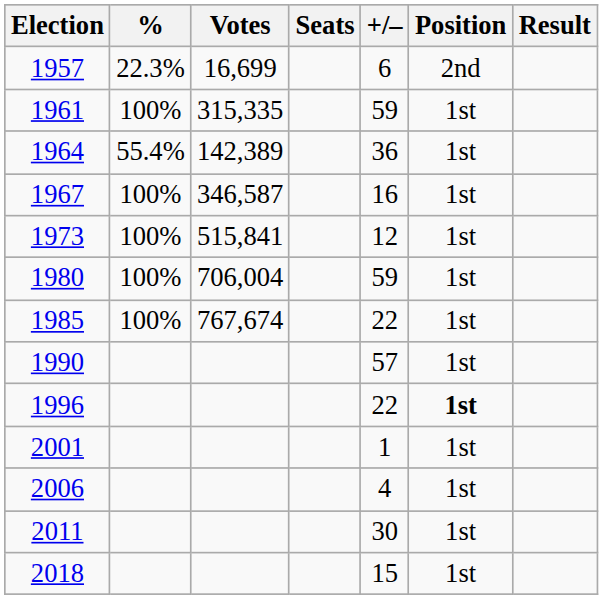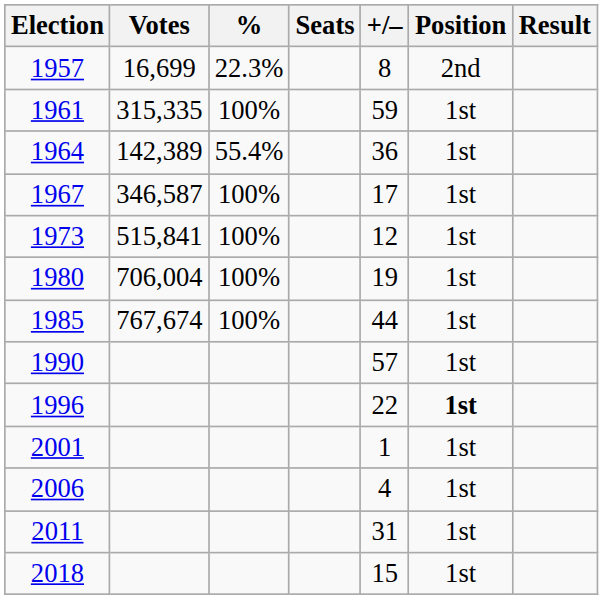columns swapped: (240, 25) <-> (150, 25)
(385, 67) 6 -> (385, 67) 8
(385, 194) 16 -> (385, 194) 17
(385, 278) 59 -> (385, 278) 19
(385, 320) 22 -> (385, 320) 44
(385, 531) 30 -> (385, 531) 31
